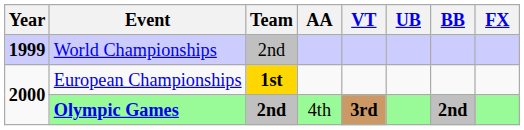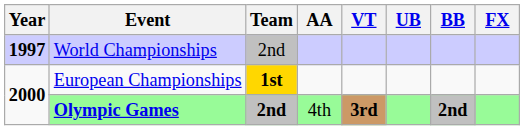(27, 49) 1999 -> (27, 49) 1997
